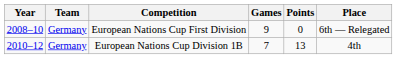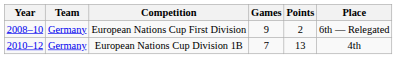(300, 29) 0 -> (300, 29) 2
